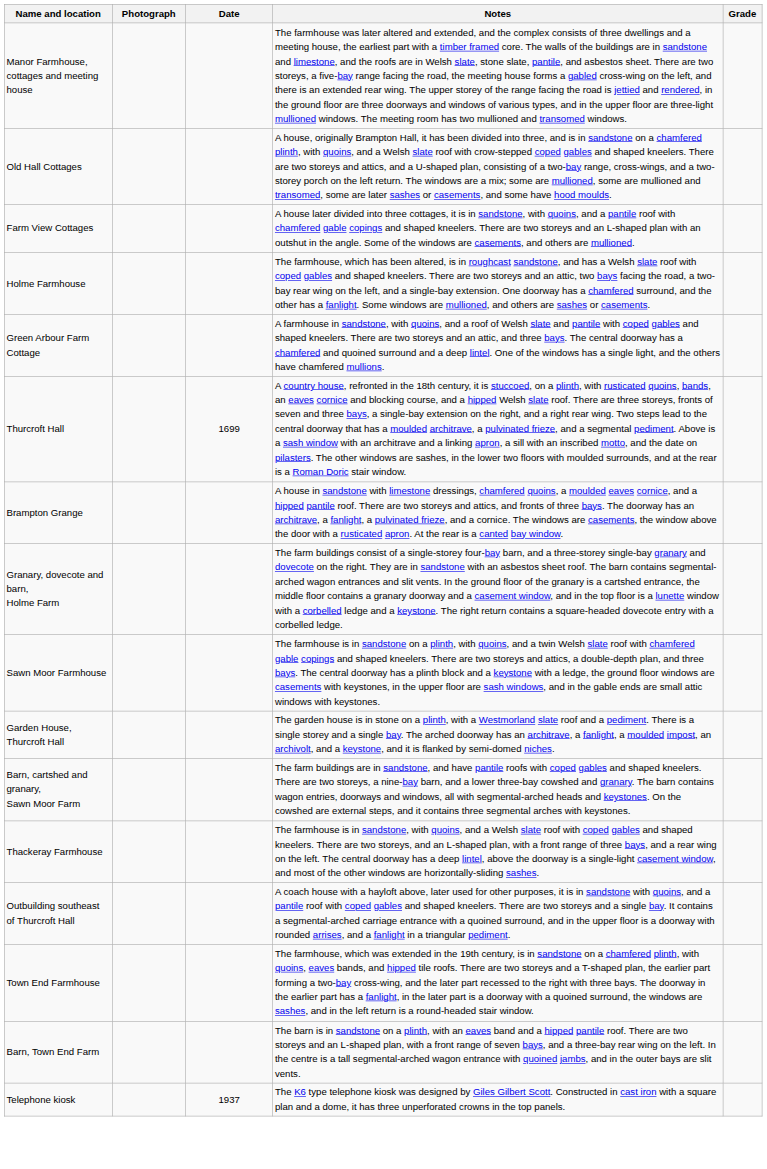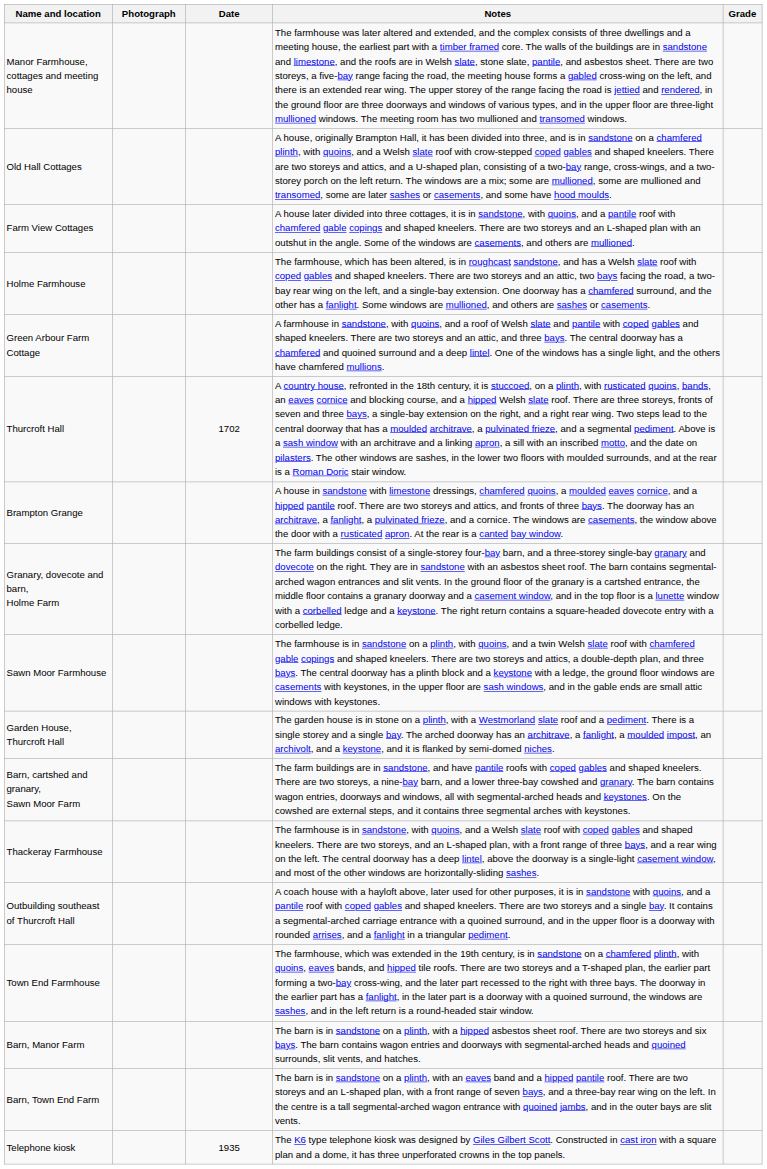(229, 429) 1699 -> (229, 429) 1702
+ row: (45, 1045)
(229, 1099) 1937 -> (229, 1147) 1935
